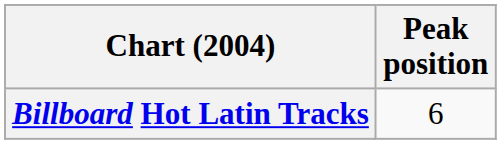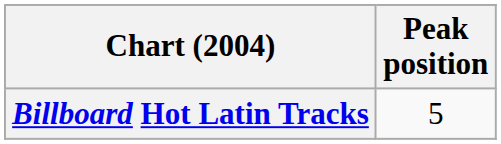(436, 113) 6 -> (436, 113) 5
